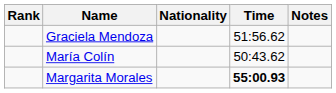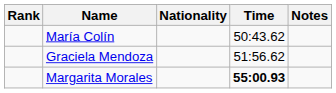rows swapped: (80, 57) <-> (100, 36)
